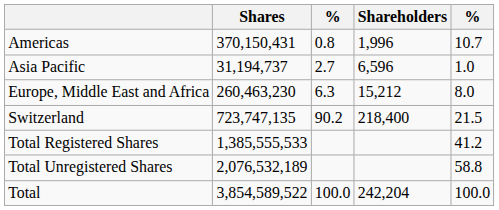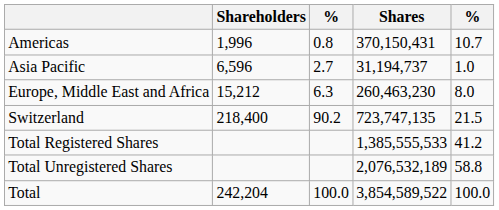columns swapped: (403, 17) <-> (262, 17)
